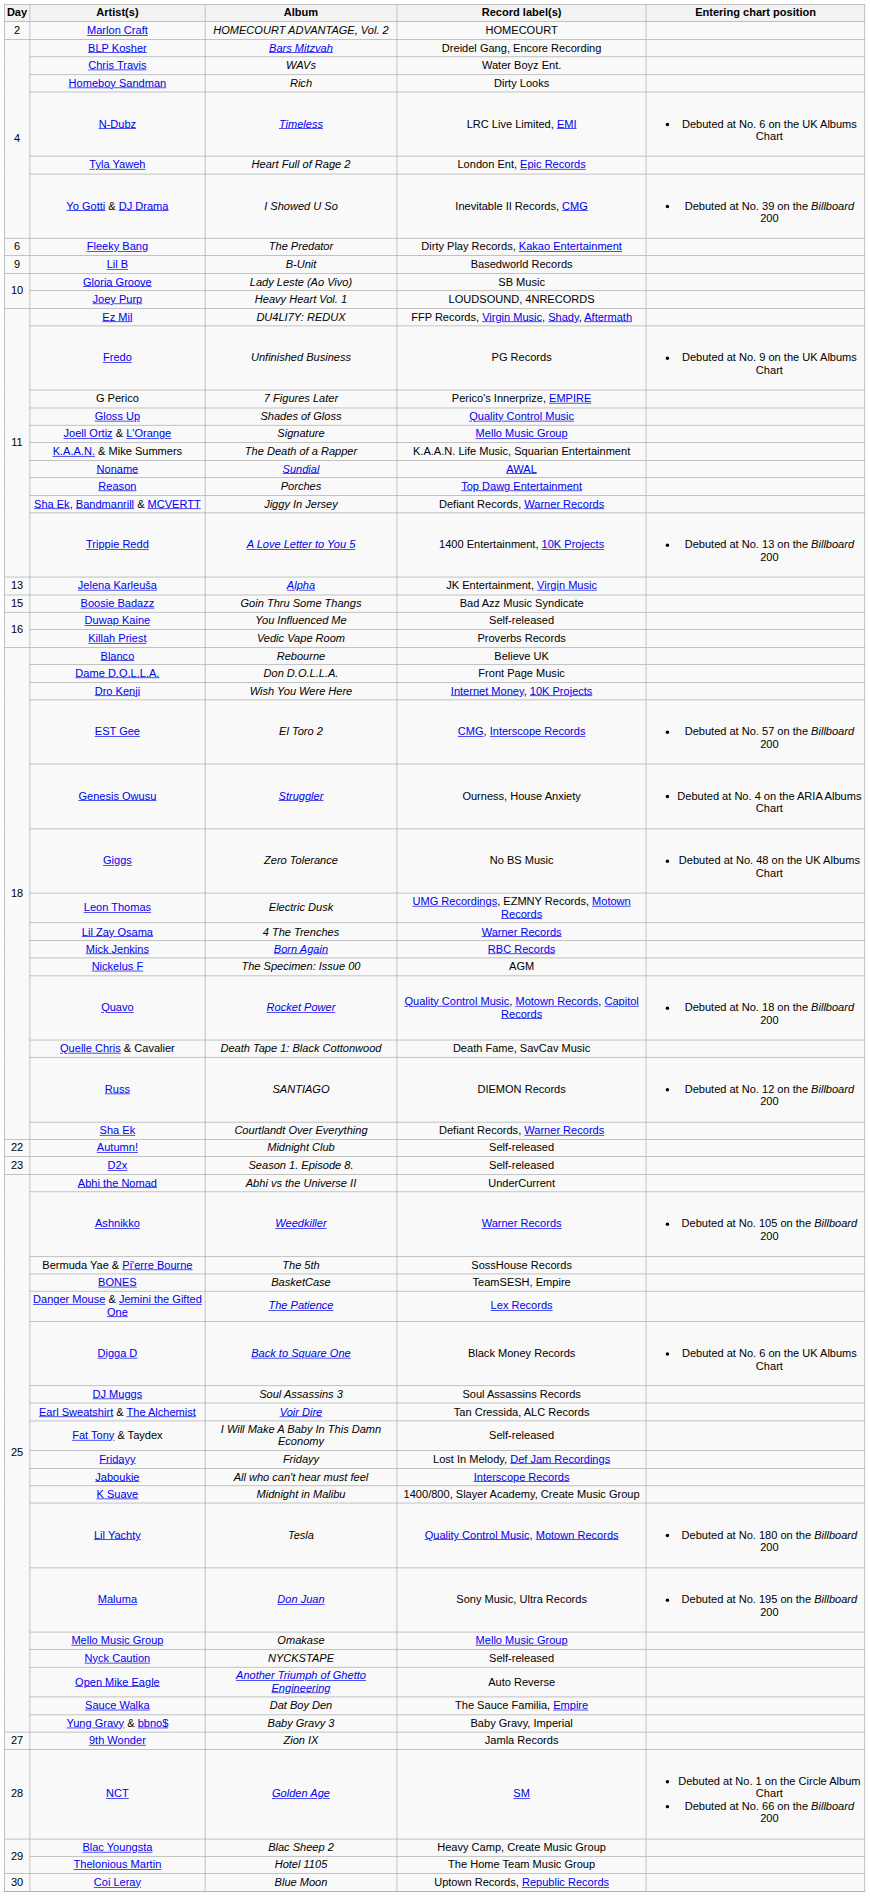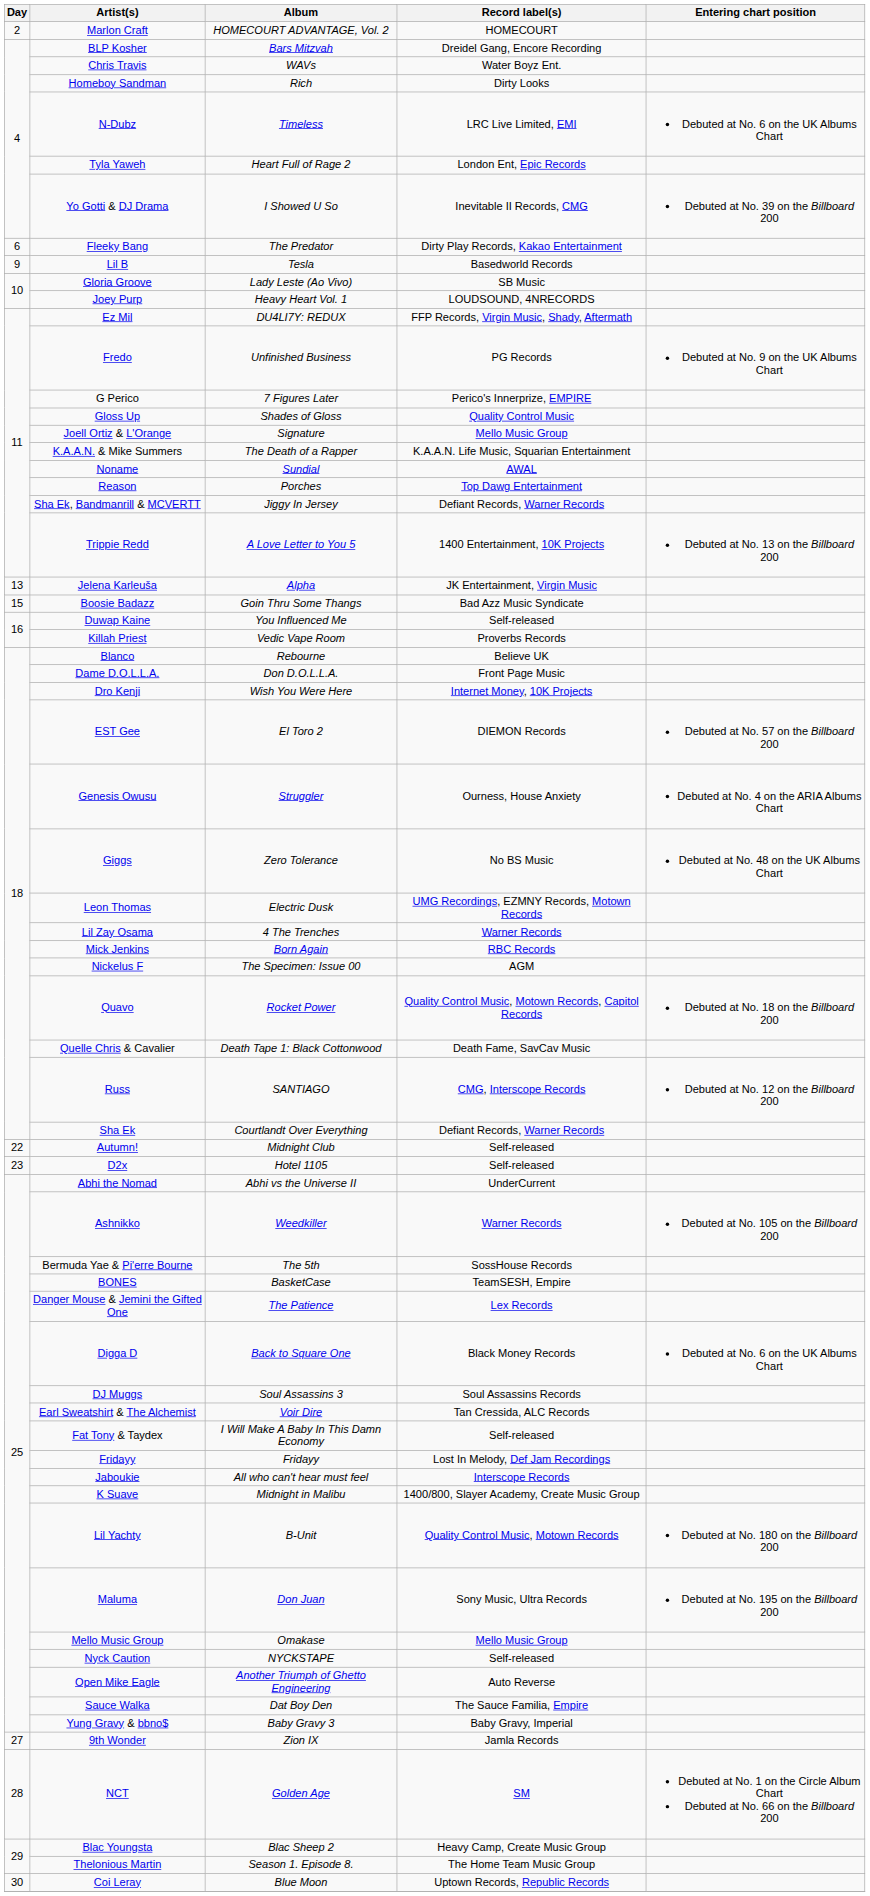(301, 264) B-Unit -> (301, 264) Tesla
(522, 732) CMG, Interscope Records -> (522, 732) DIEMON Records
(522, 1089) DIEMON Records -> (522, 1089) CMG, Interscope Records
(301, 1165) Season 1. Episode 8. -> (301, 1165) Hotel 1105
(301, 1535) Tesla -> (301, 1535) B-Unit
(301, 1865) Hotel 1105 -> (301, 1865) Season 1. Episode 8.
